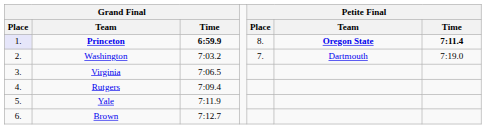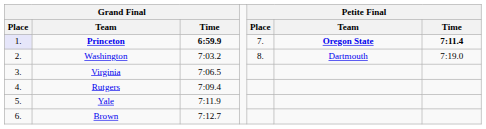(260, 42) 8. -> (260, 42) 7.
(260, 57) 7. -> (260, 57) 8.
